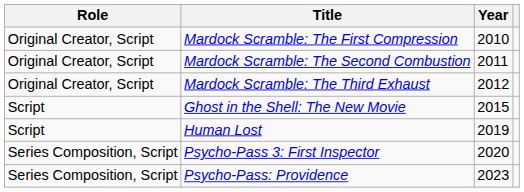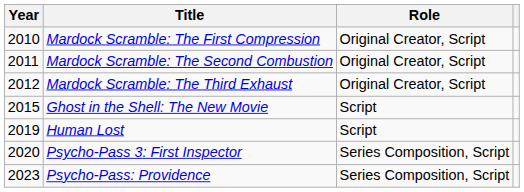columns swapped: (493, 15) <-> (93, 15)
